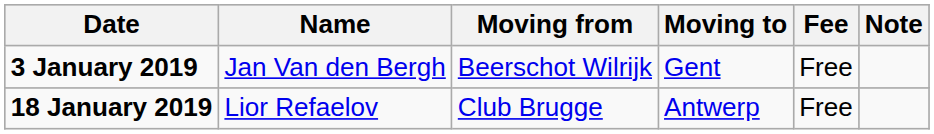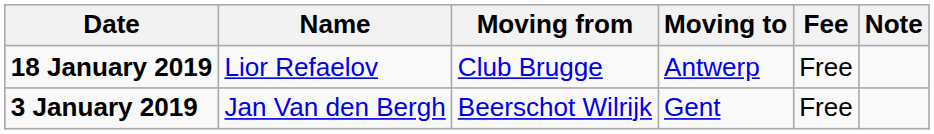rows swapped: (104, 66) <-> (112, 107)
